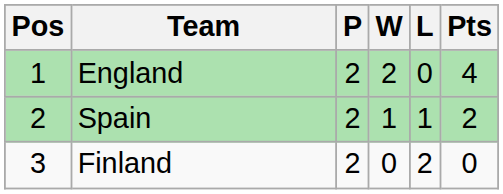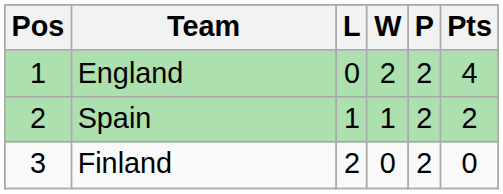columns swapped: (353, 27) <-> (425, 27)
